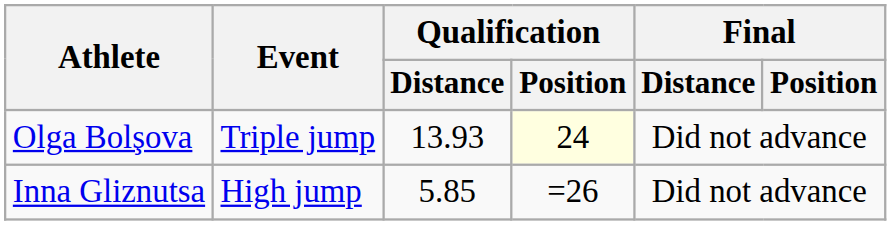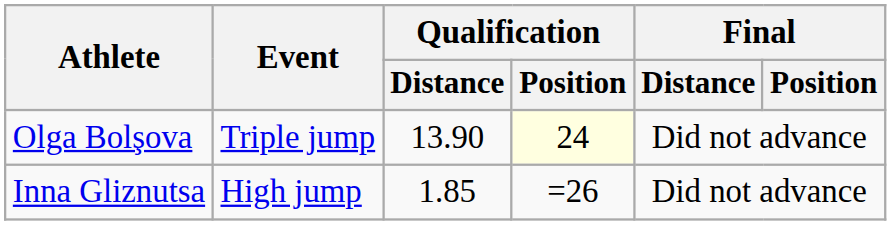(447, 137) 13.93 -> (447, 137) 13.90
(447, 191) 5.85 -> (447, 191) 1.85
